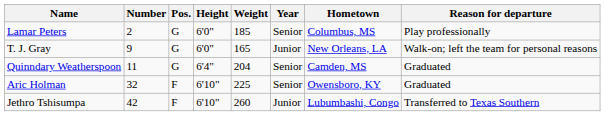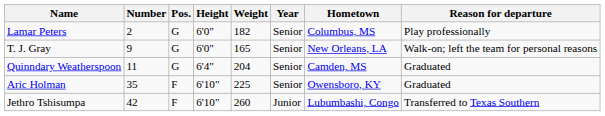(242, 31) 185 -> (242, 31) 182
(287, 48) Junior -> (288, 48) Senior
(132, 84) 32 -> (132, 84) 35
